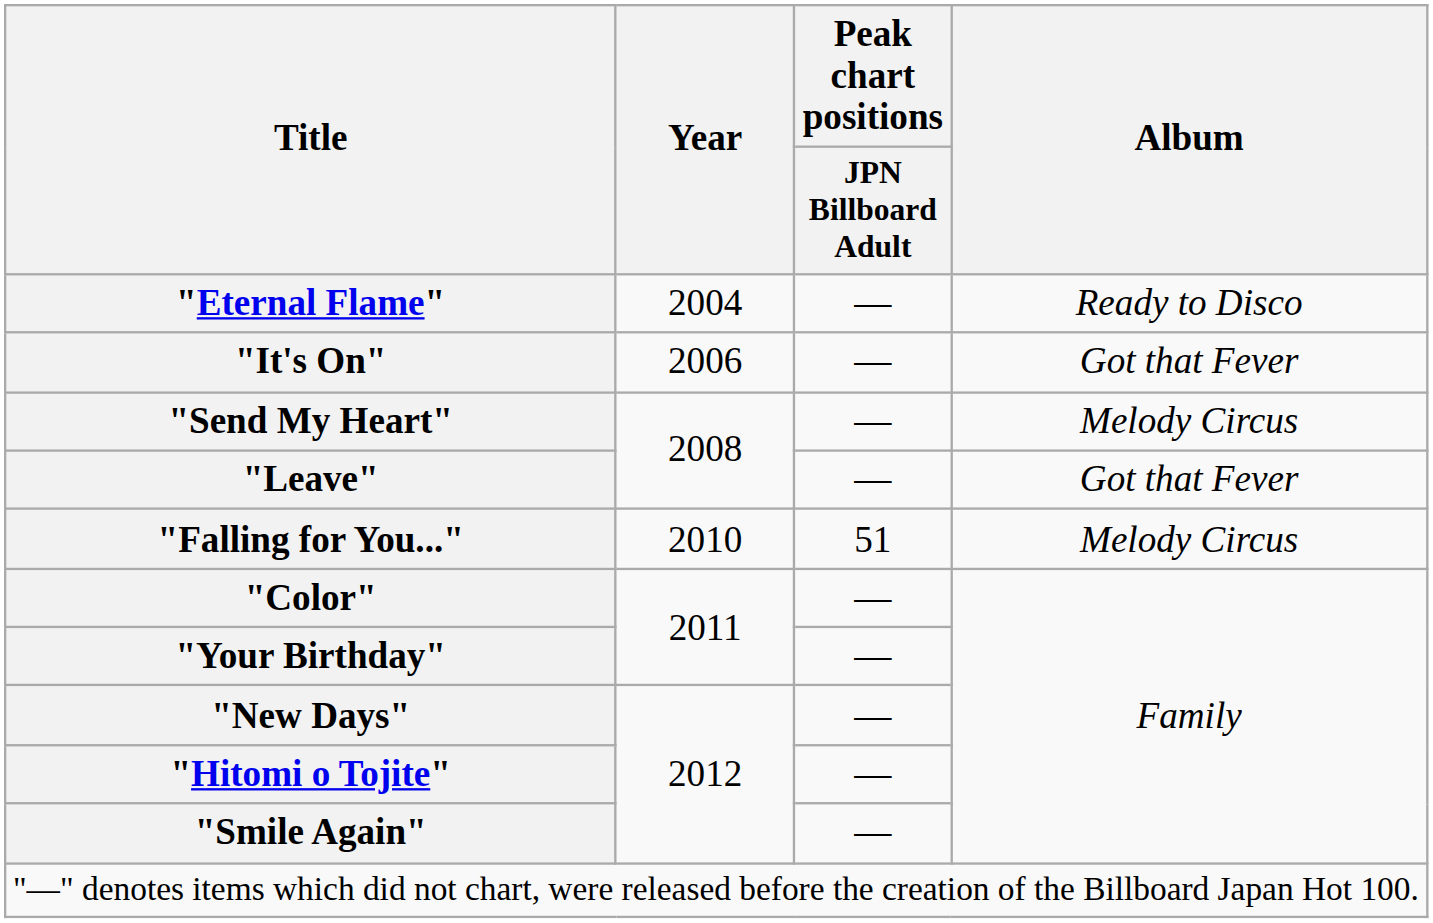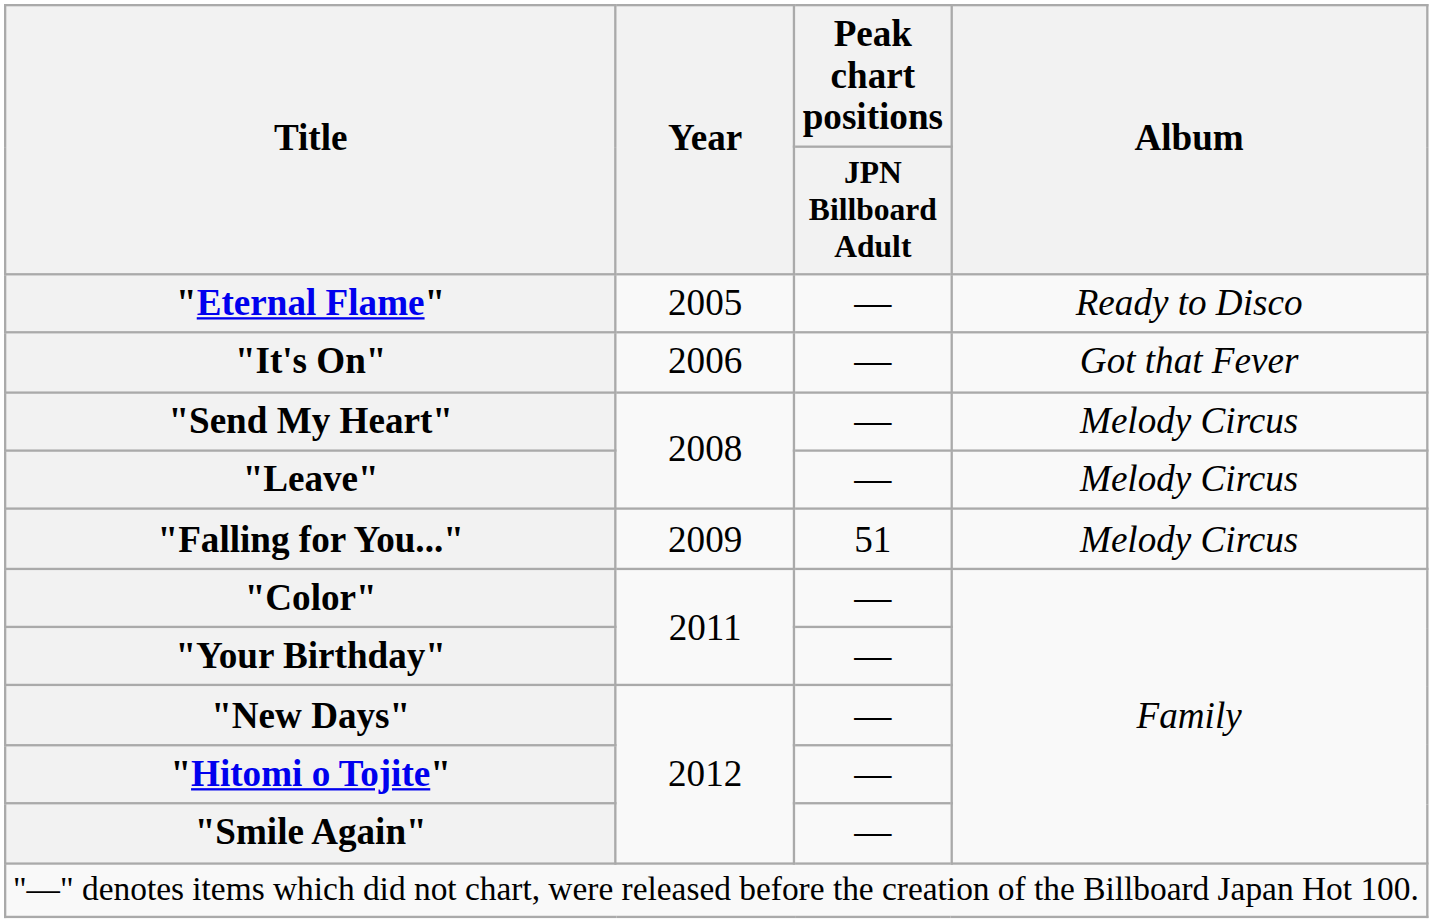(705, 302) 2004 -> (705, 302) 2005
(1189, 479) Got that Fever -> (1189, 479) Melody Circus
(705, 538) 2010 -> (705, 538) 2009
